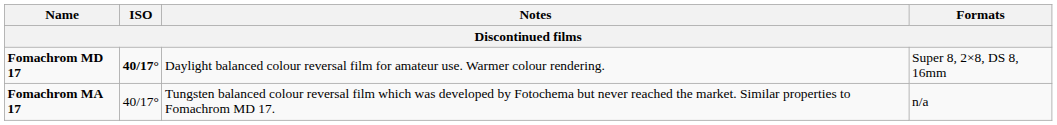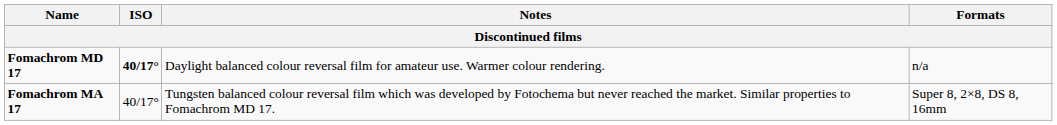(965, 65) Super 8, 2×8, DS 8, 16mm -> (920, 65) n/a
(920, 101) n/a -> (965, 101) Super 8, 2×8, DS 8, 16mm
